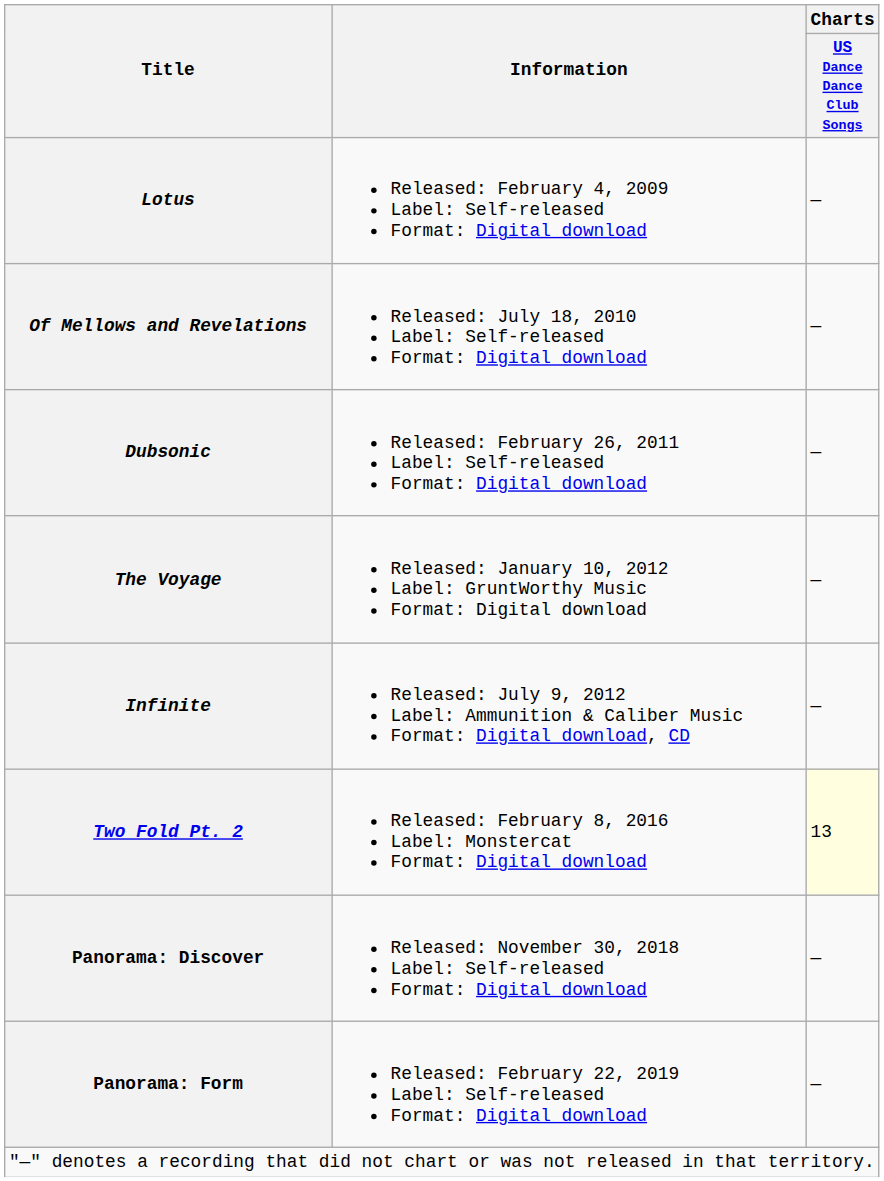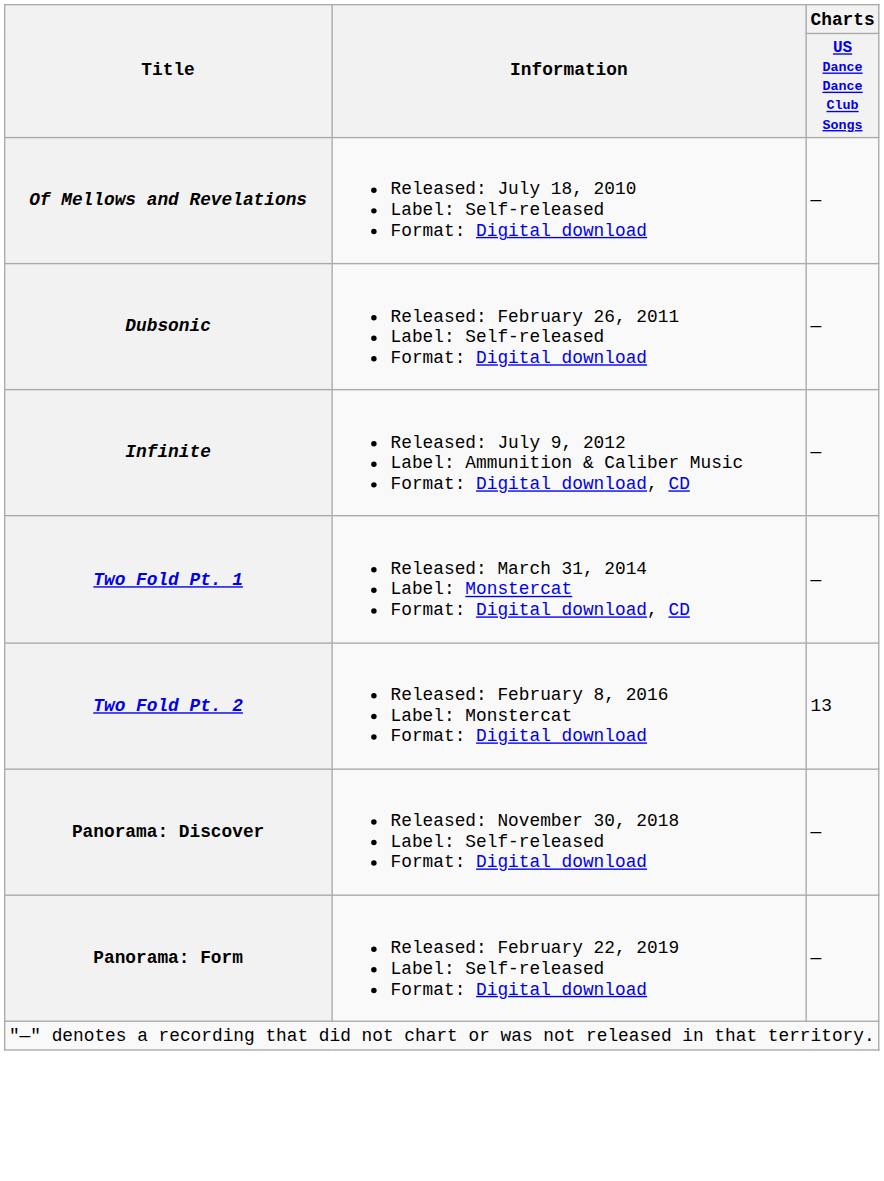- row: (168, 201)
- row: (168, 579)
+ row: (168, 579)
(821, 832) lightyellow background -> (821, 706) no background
